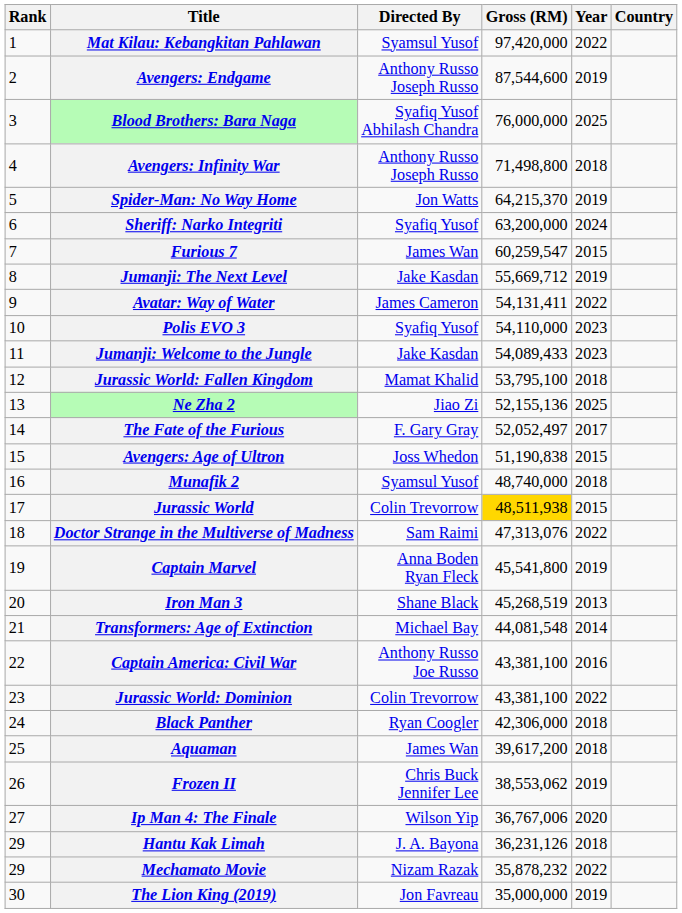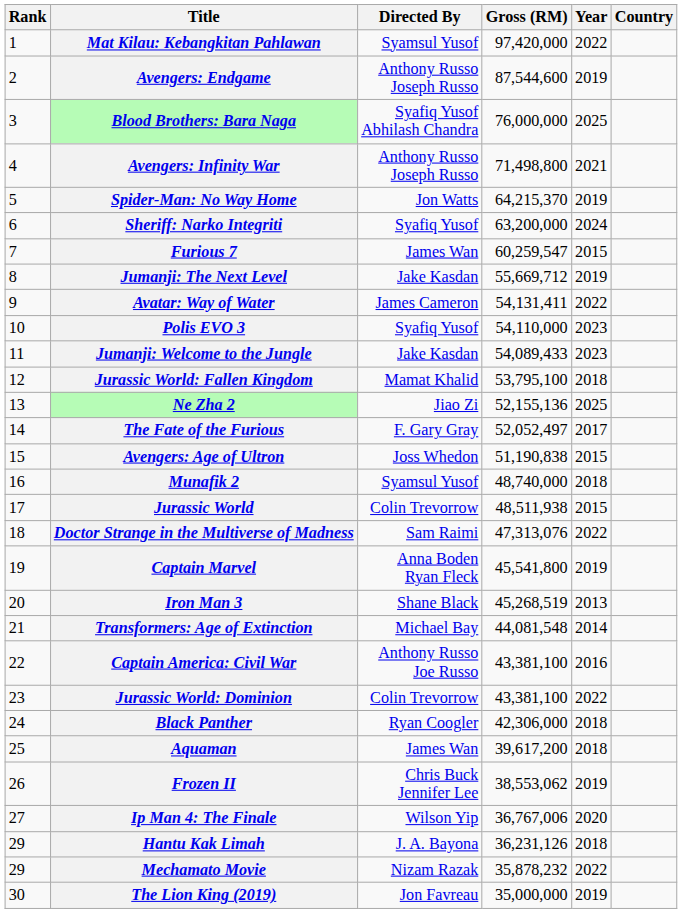(591, 165) 2018 -> (591, 165) 2021
(532, 507) gold background -> (532, 507) no background
